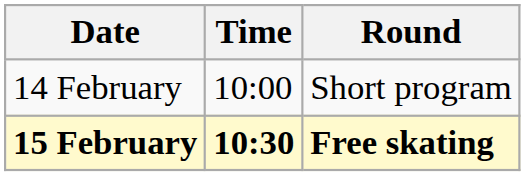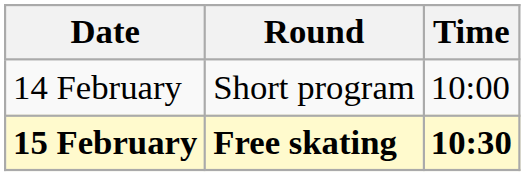columns swapped: (254, 32) <-> (411, 32)
